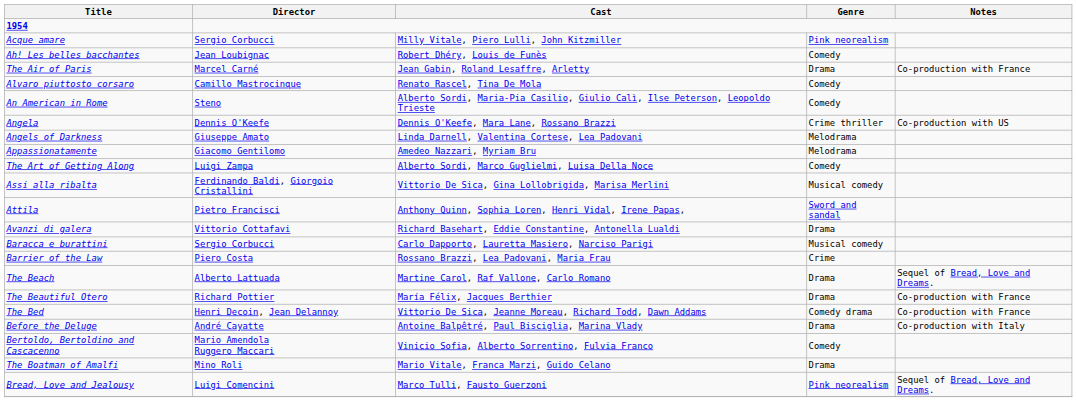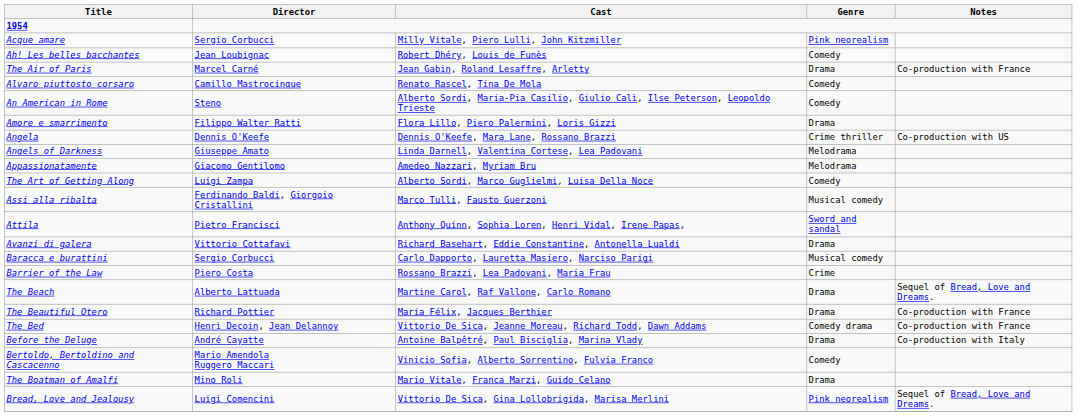+ row: (57, 123)
(533, 185) Vittorio De Sica, Gina Lollobrigida, Marisa Merlini -> (472, 200) Marco Tulli, Fausto Guerzoni
(472, 385) Marco Tulli, Fausto Guerzoni -> (533, 399) Vittorio De Sica, Gina Lollobrigida, Marisa Merlini
